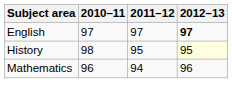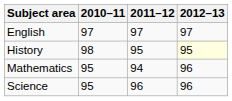(186, 31) bold -> (186, 31) normal
(87, 68) 96 -> (87, 68) 95
+ row: (28, 86)
